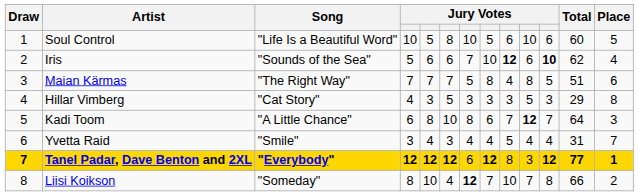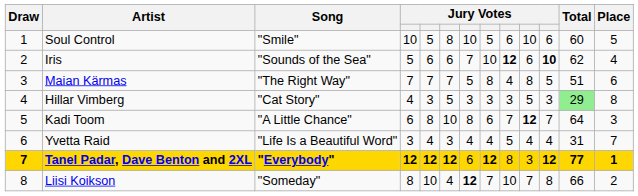(328, 40) "Life Is a Beautiful Word" -> (278, 40) "Smile"
(577, 100) no background -> (577, 100) lightgreen background
(278, 140) "Smile" -> (328, 140) "Life Is a Beautiful Word"
